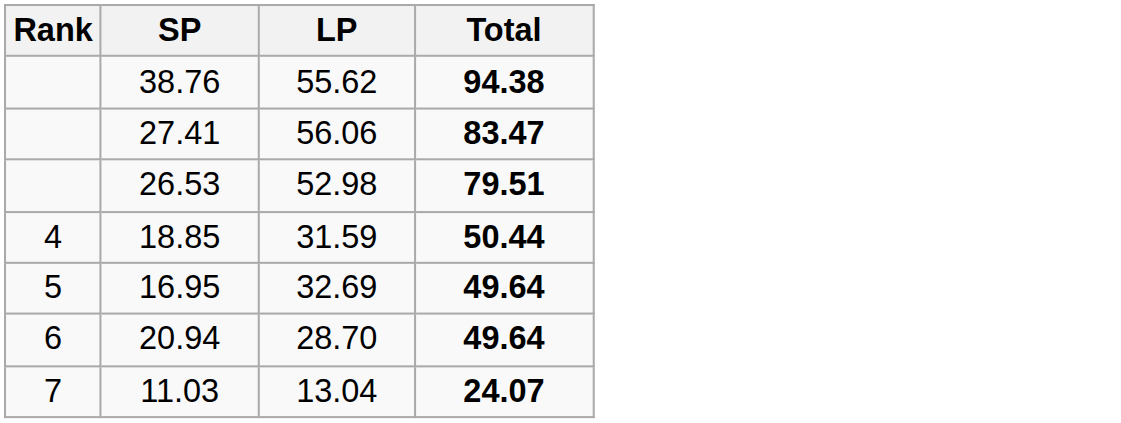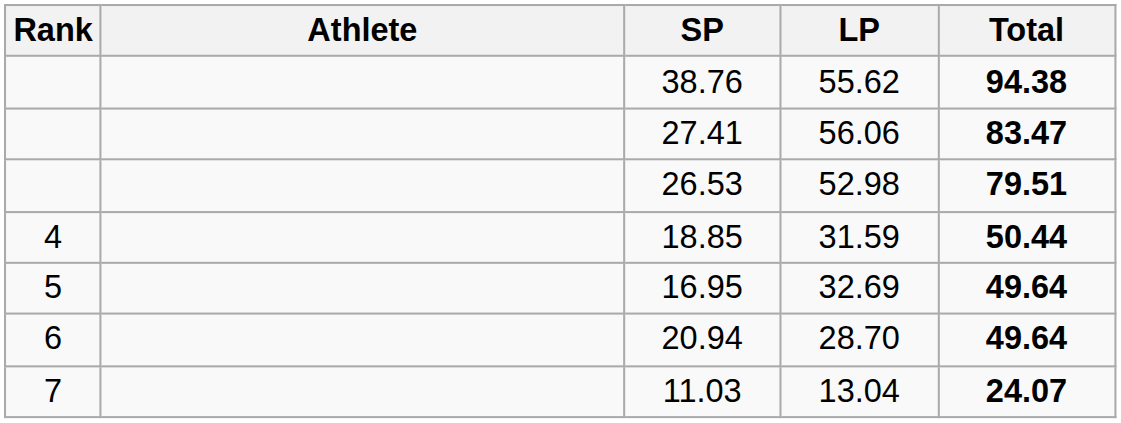+ column: (362, 30)
